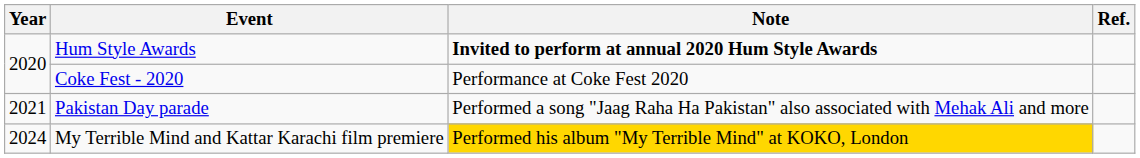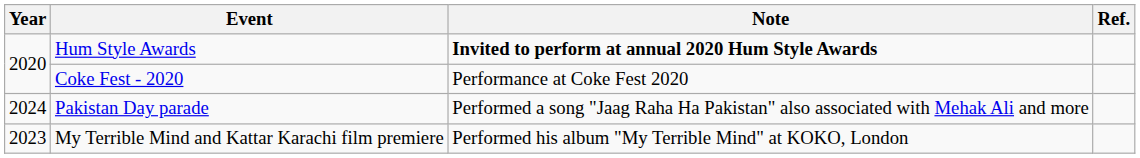(28, 108) 2021 -> (28, 108) 2024
(28, 138) 2024 -> (28, 138) 2023
(680, 138) gold background -> (680, 138) no background
